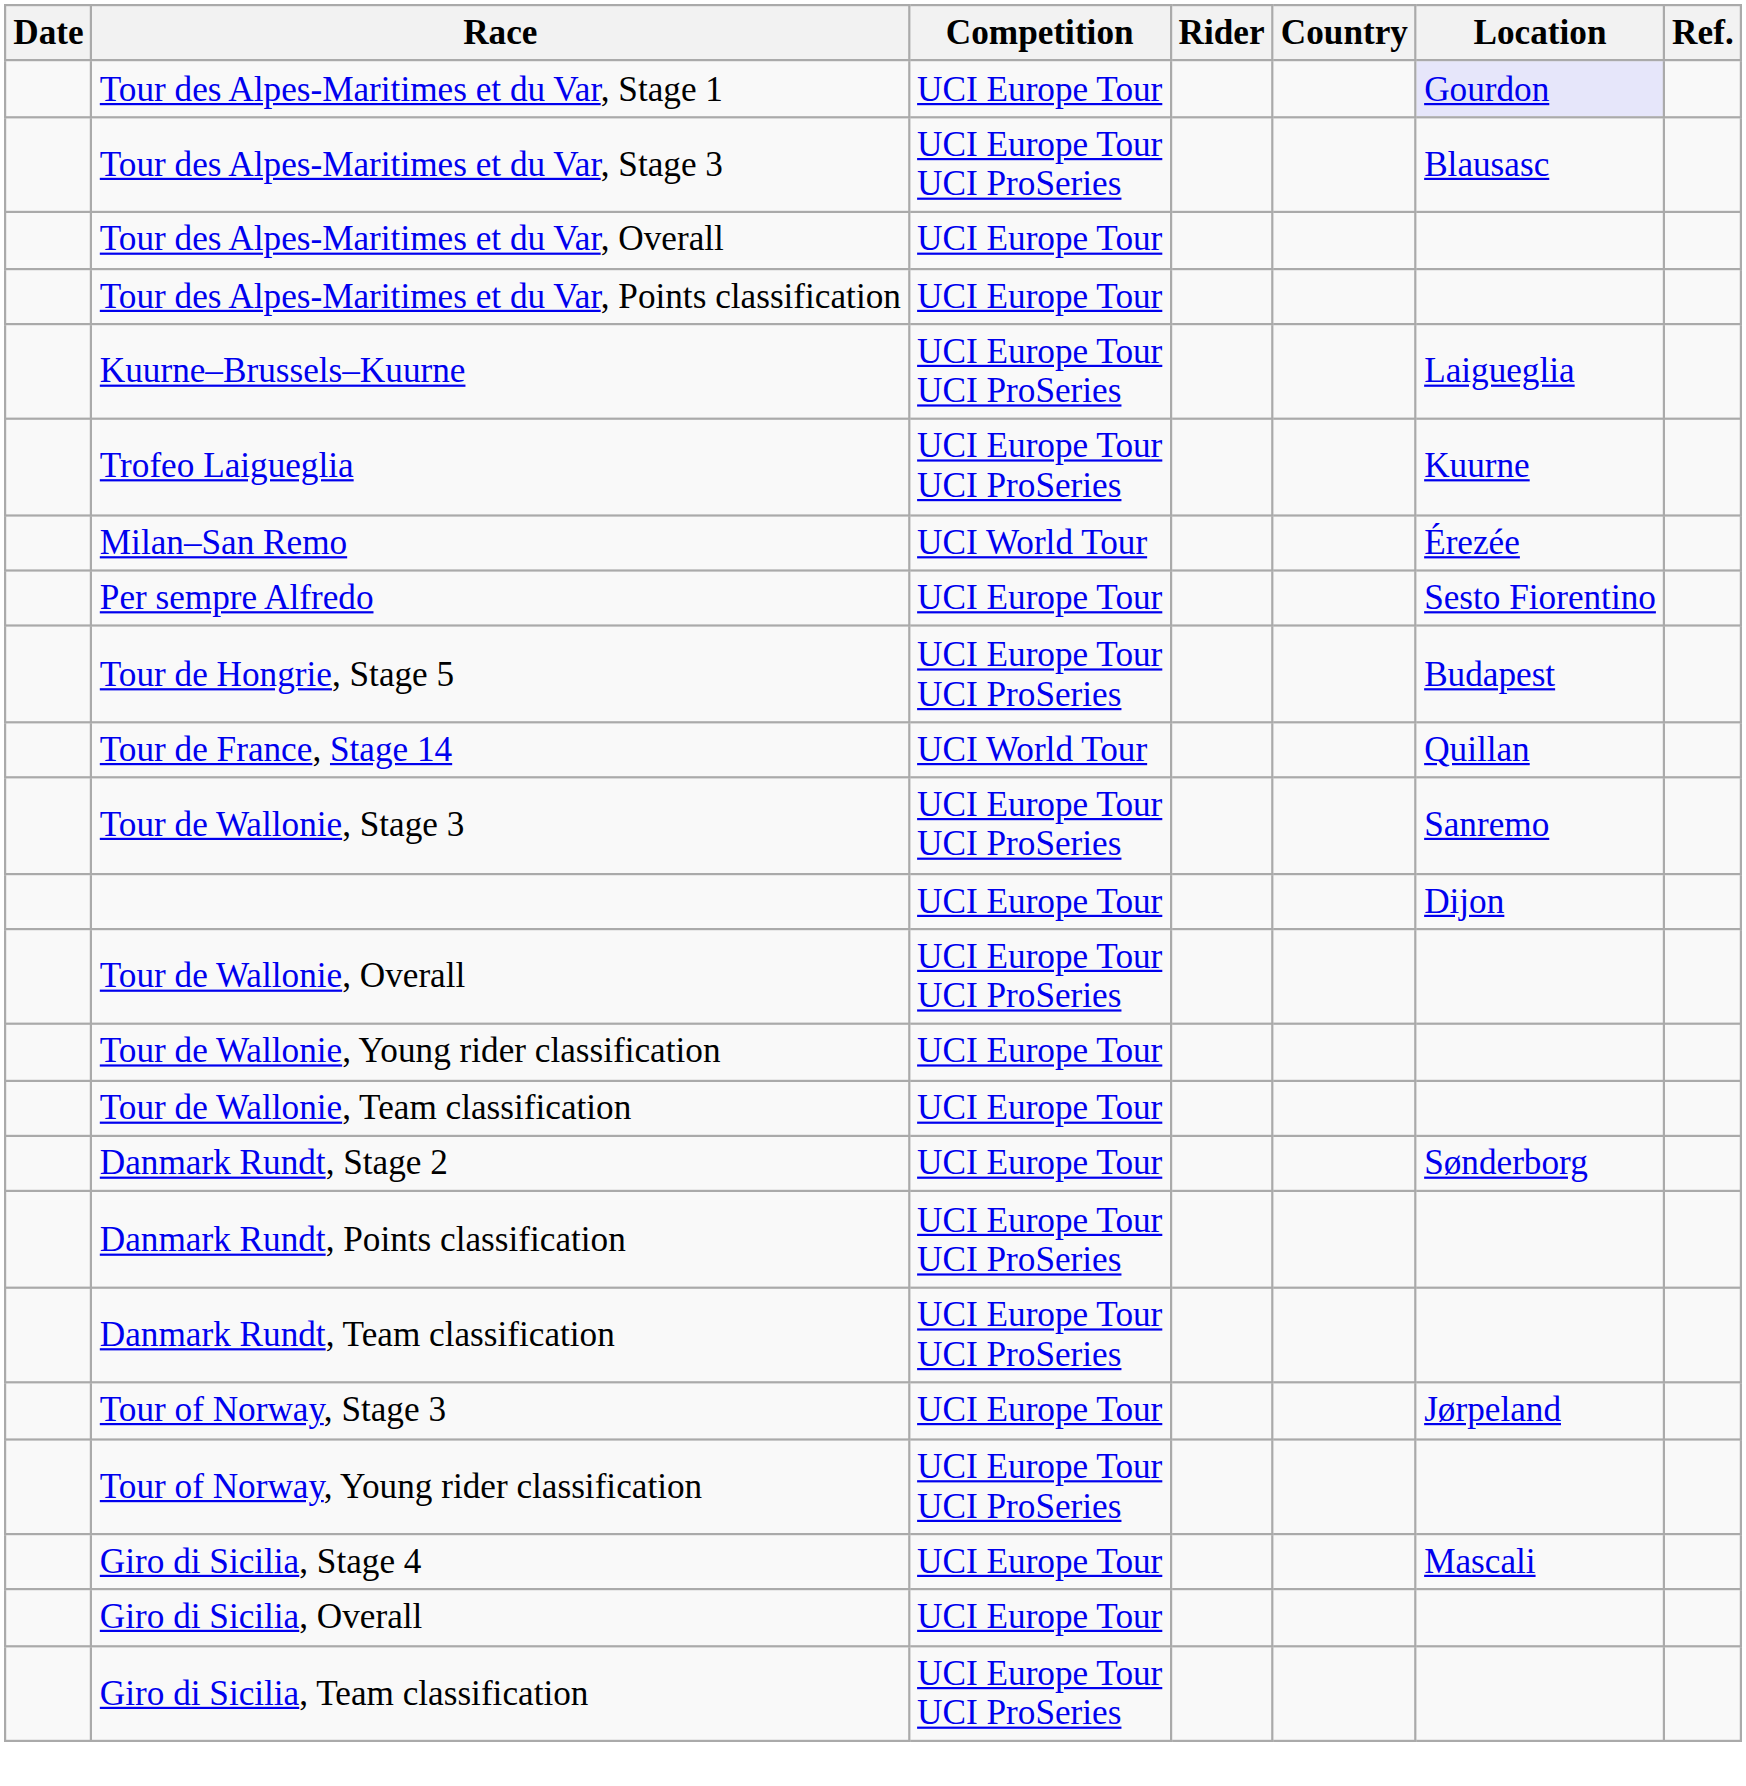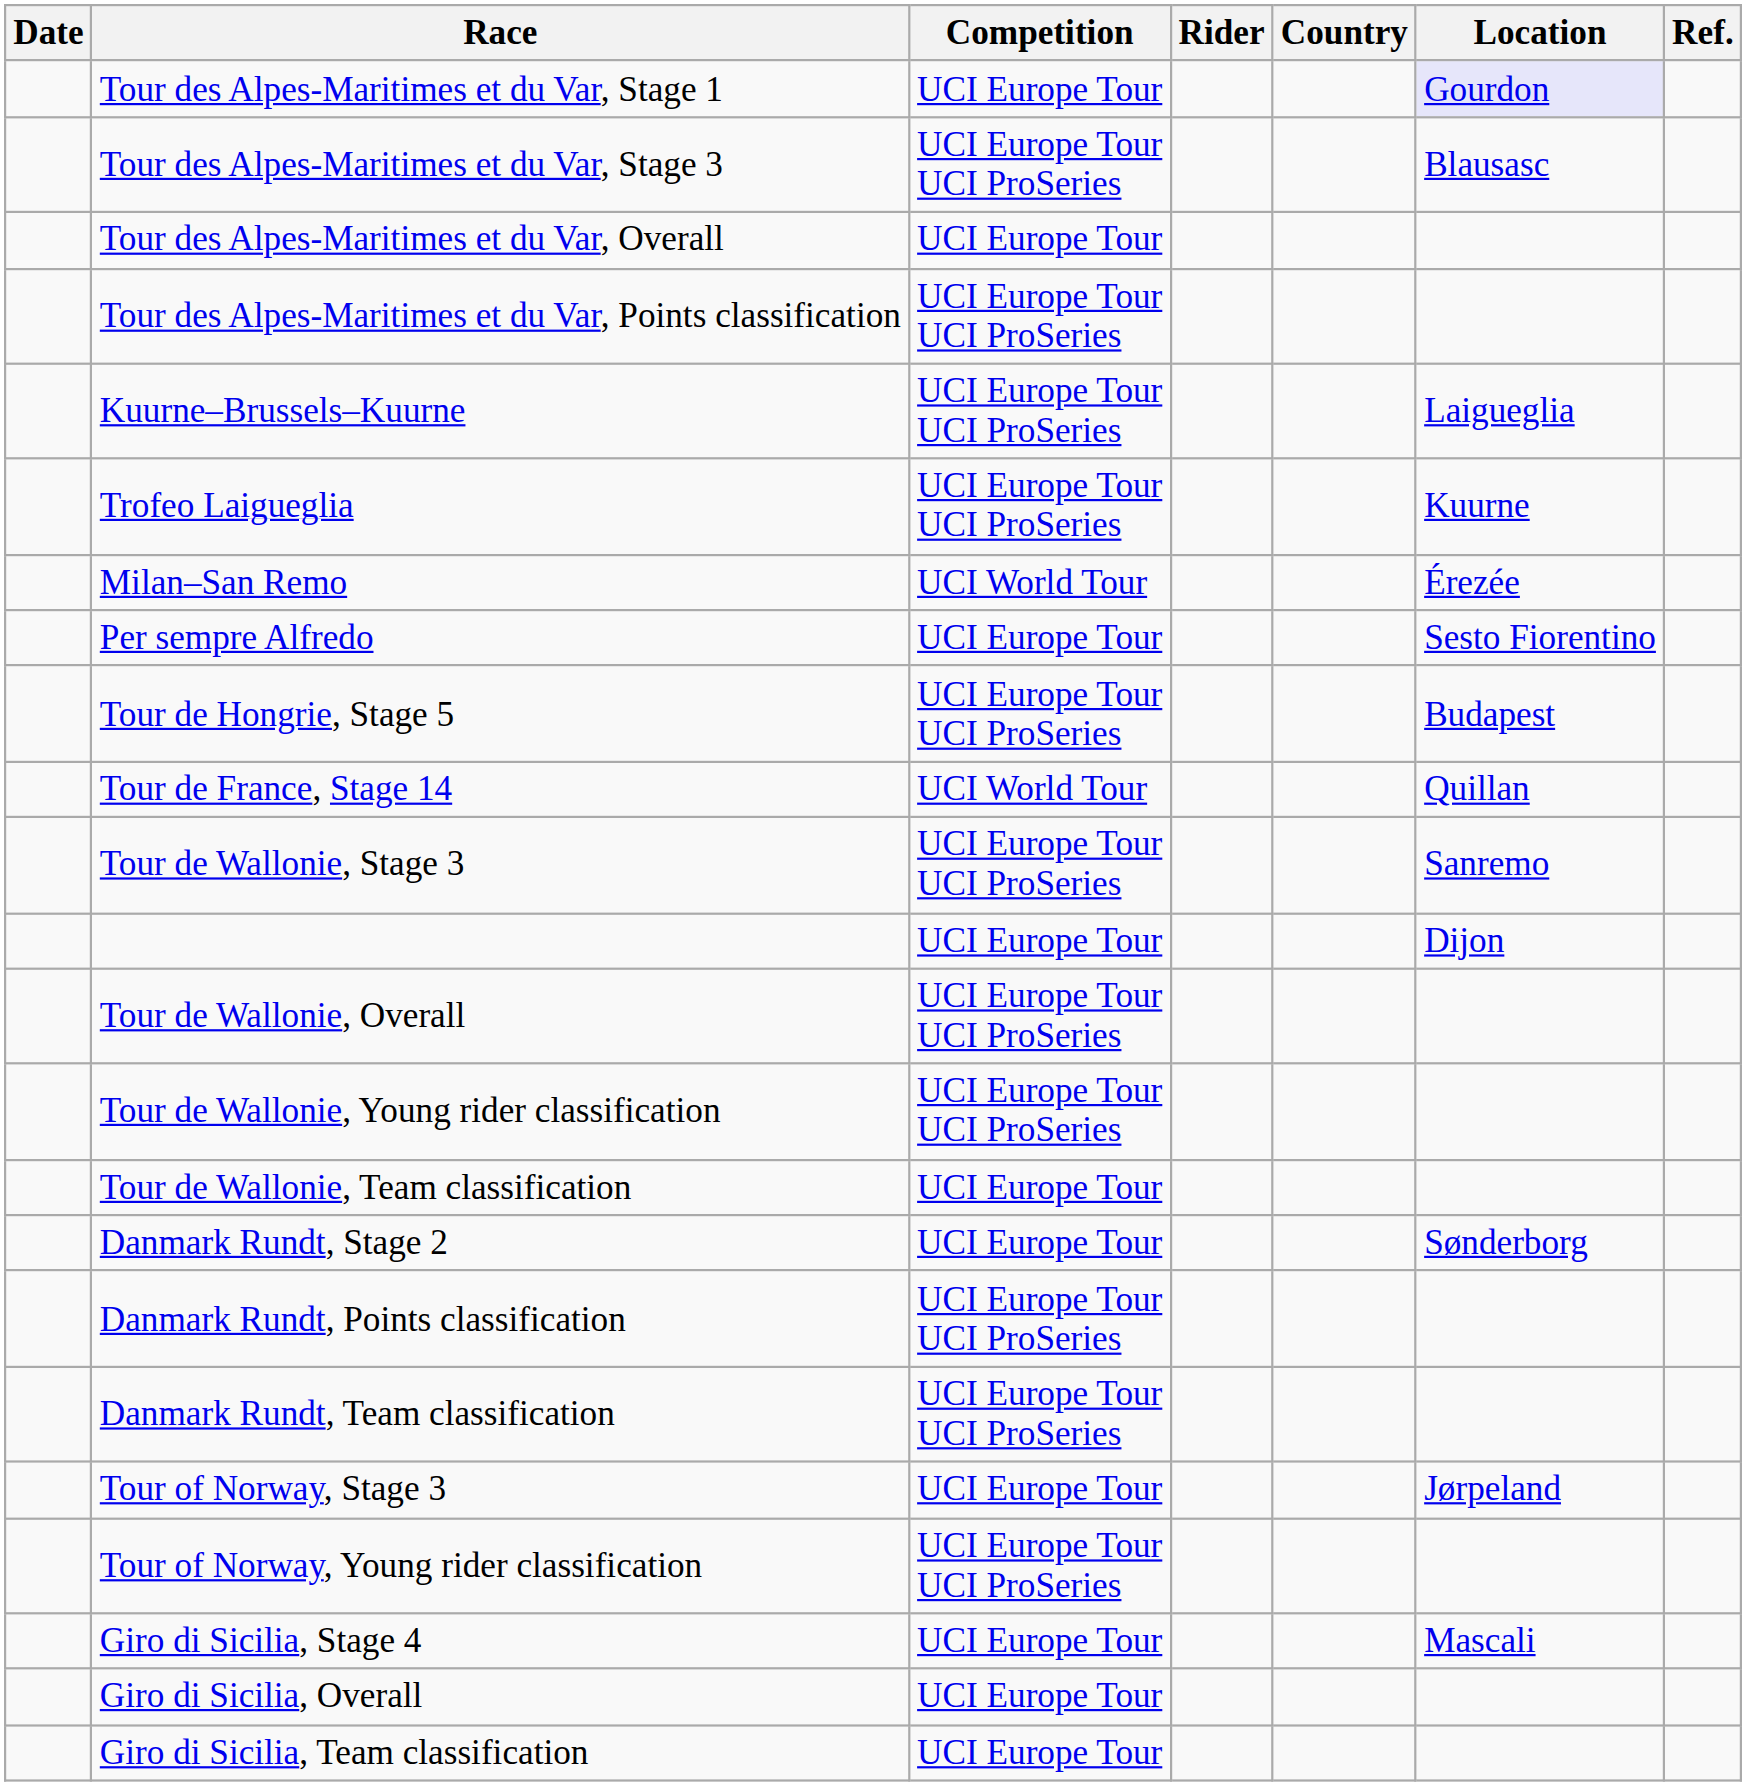(1040, 295) UCI Europe Tour -> (1040, 315) UCI Europe Tour UCI ProSeries
(1040, 1051) UCI Europe Tour -> (1040, 1110) UCI Europe Tour UCI ProSeries
(1040, 1692) UCI Europe Tour UCI ProSeries -> (1040, 1751) UCI Europe Tour
